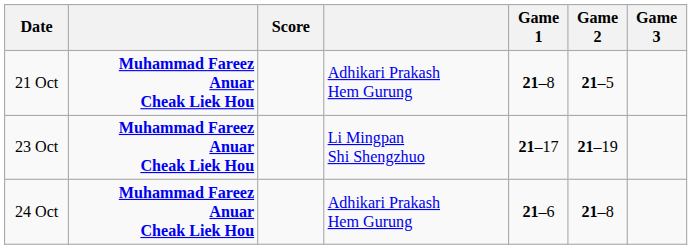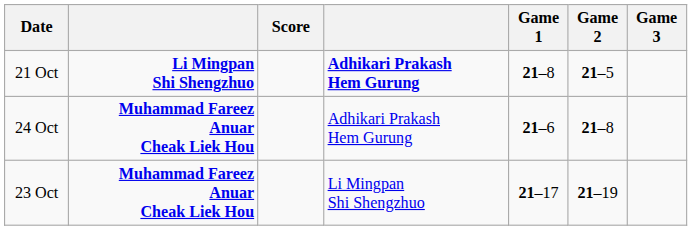(186, 82) Muhammad Fareez Anuar Cheak Liek Hou -> (203, 73) Li Mingpan Shi Shengzhuo
(384, 82) normal -> (390, 73) bold
rows swapped: (37, 147) <-> (37, 212)
